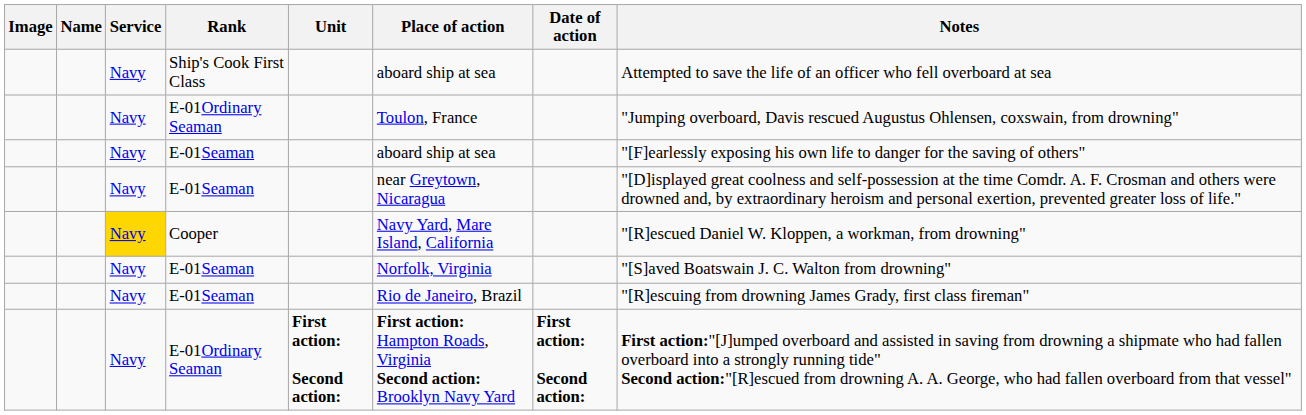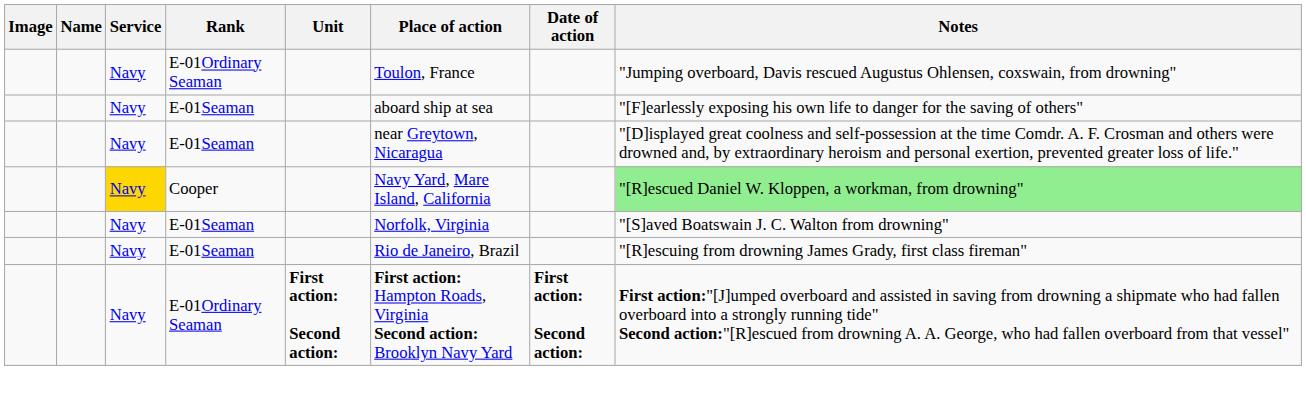- row: (31, 72)
(823, 233) no background -> (821, 188) lightgreen background
